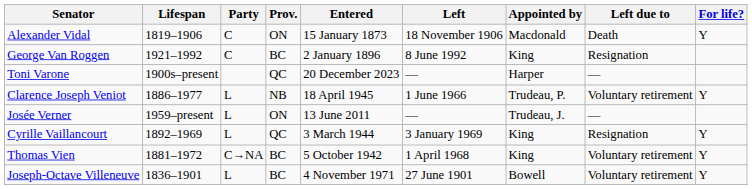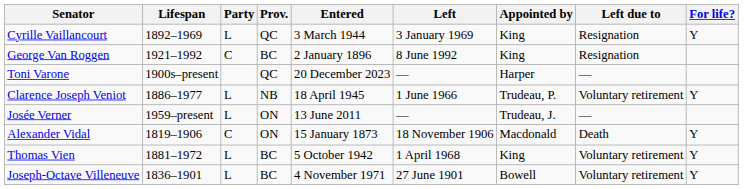rows swapped: (57, 134) <-> (49, 34)
(244, 154) C→NA -> (228, 154) L
